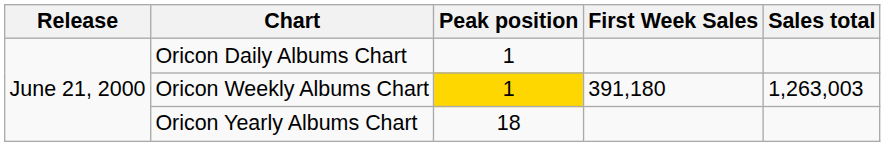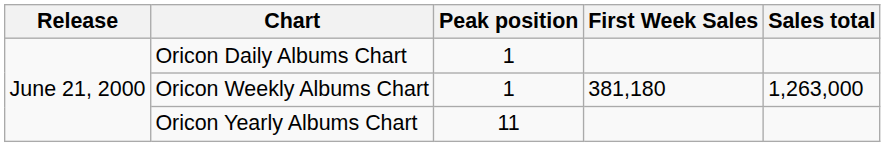(509, 89) gold background -> (509, 89) no background
(627, 89) 391,180 -> (627, 89) 381,180
(816, 89) 1,263,003 -> (816, 89) 1,263,000
(509, 123) 18 -> (509, 123) 11
